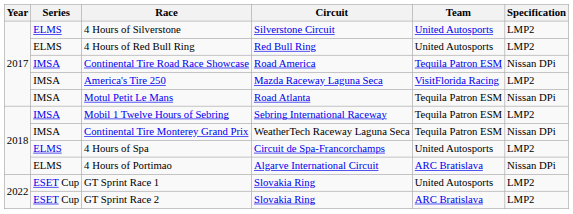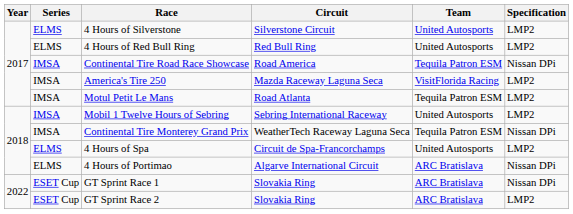(531, 98) Nissan DPi -> (521, 98) LMP2
(458, 115) Tequila Patron ESM -> (454, 115) United Autosports
(454, 183) United Autosports -> (449, 183) ARC Bratislava
(521, 183) LMP2 -> (531, 183) Nissan DPi
